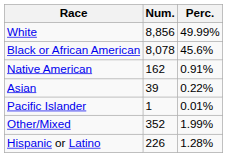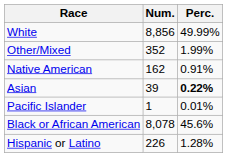rows swapped: (74, 50) <-> (39, 124)
(197, 87) normal -> (197, 87) bold
